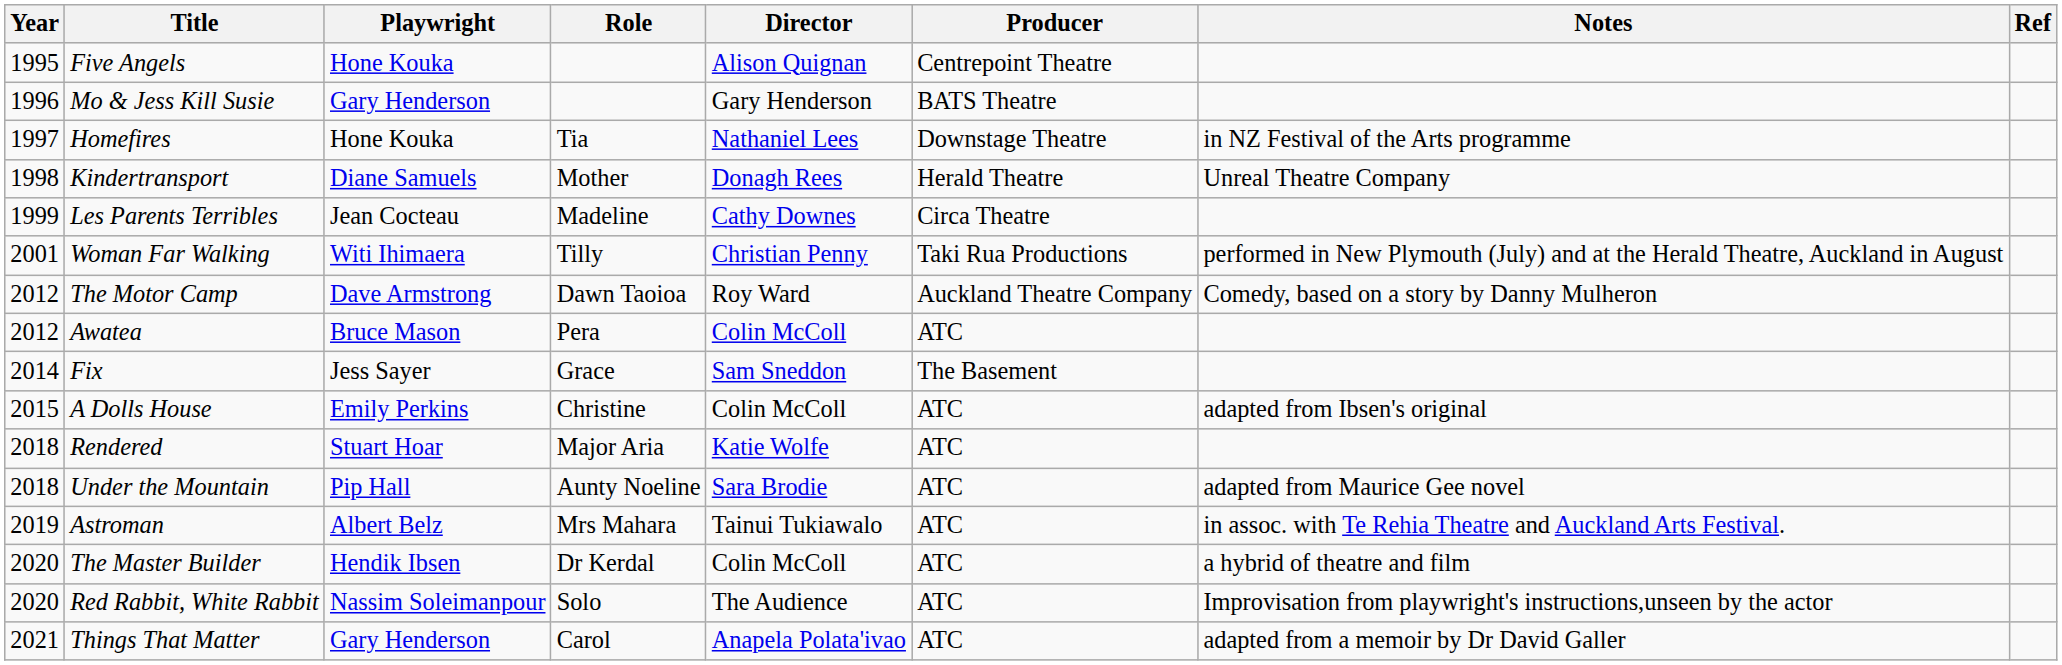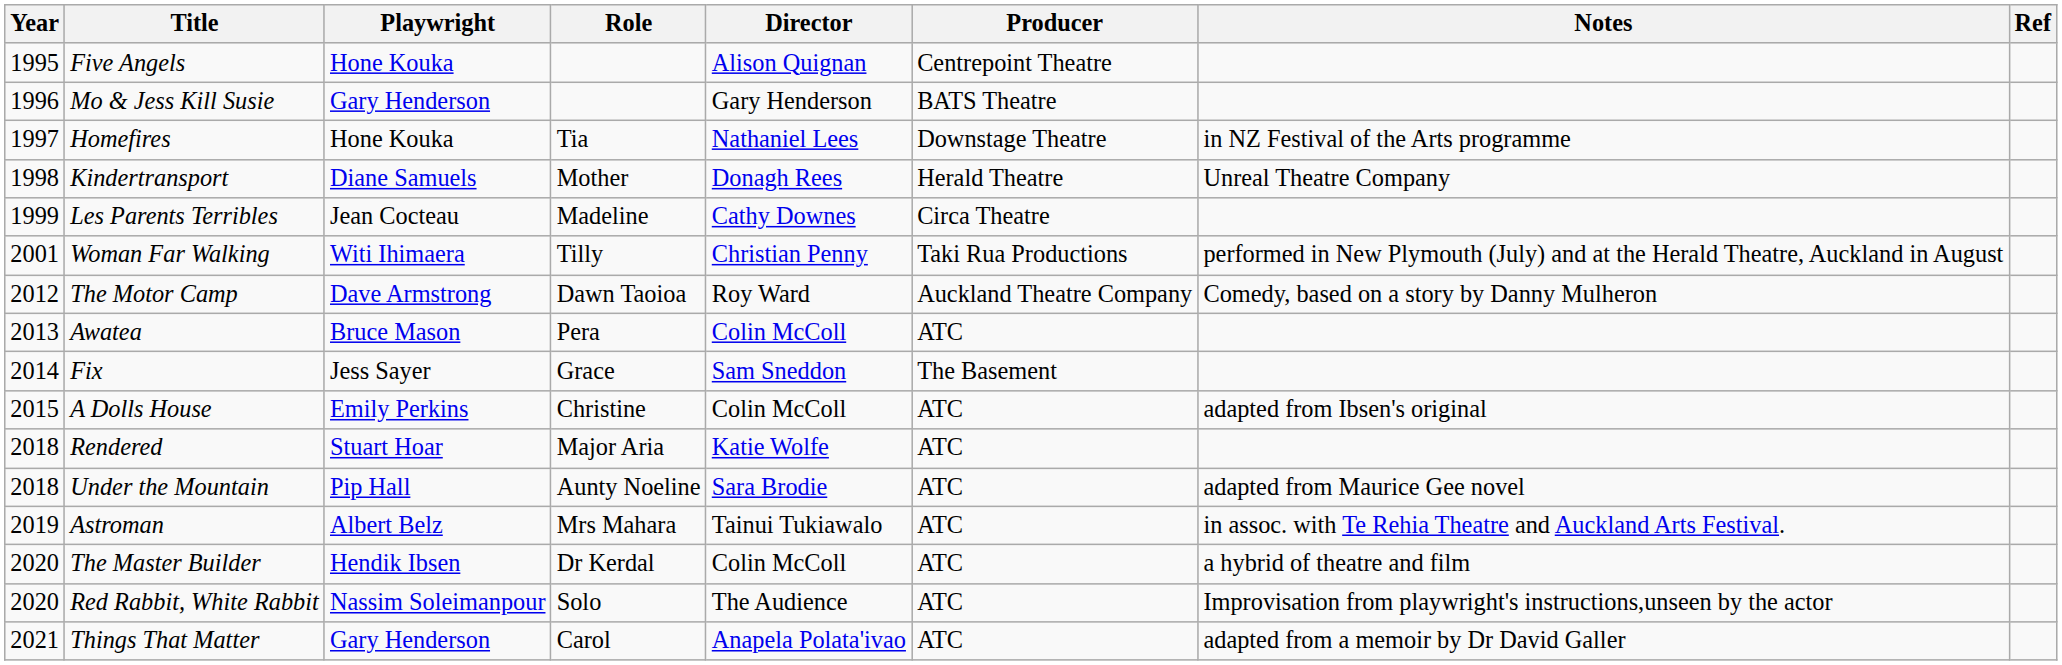(35, 332) 2012 -> (35, 332) 2013
